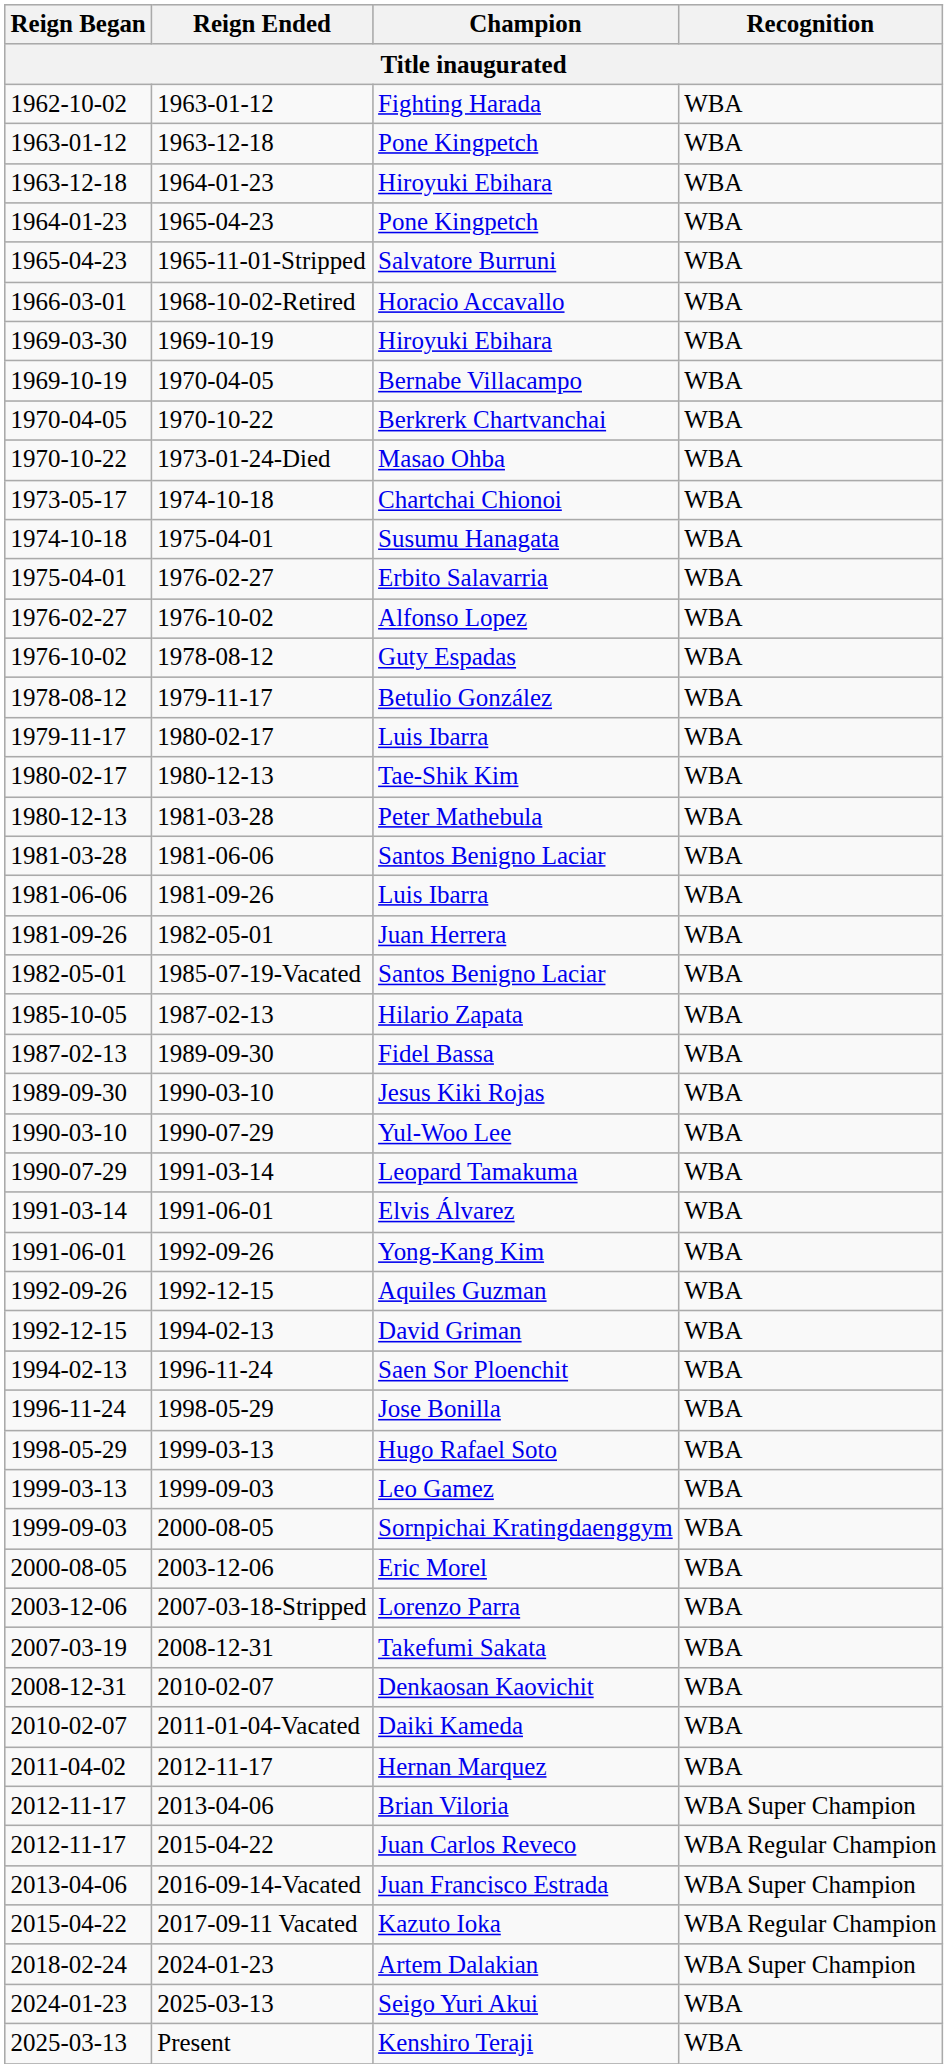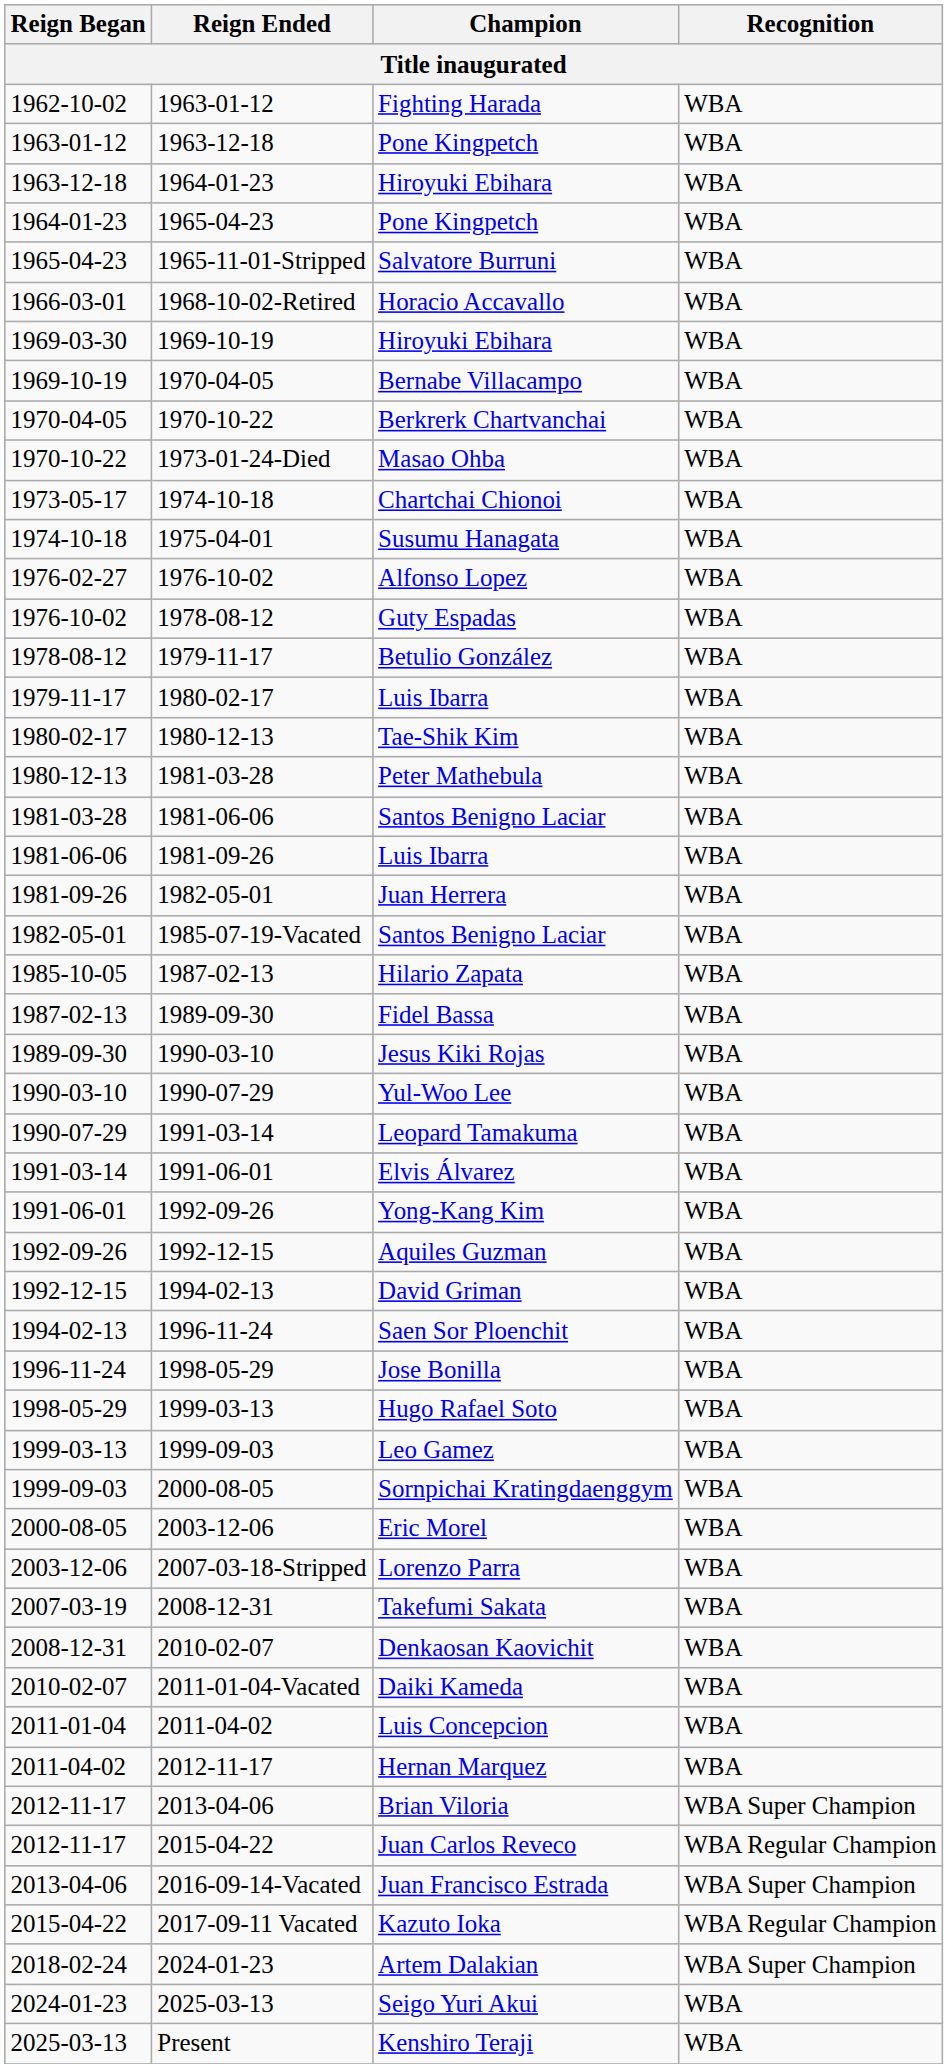- row: (215, 578)
+ row: (215, 1726)
